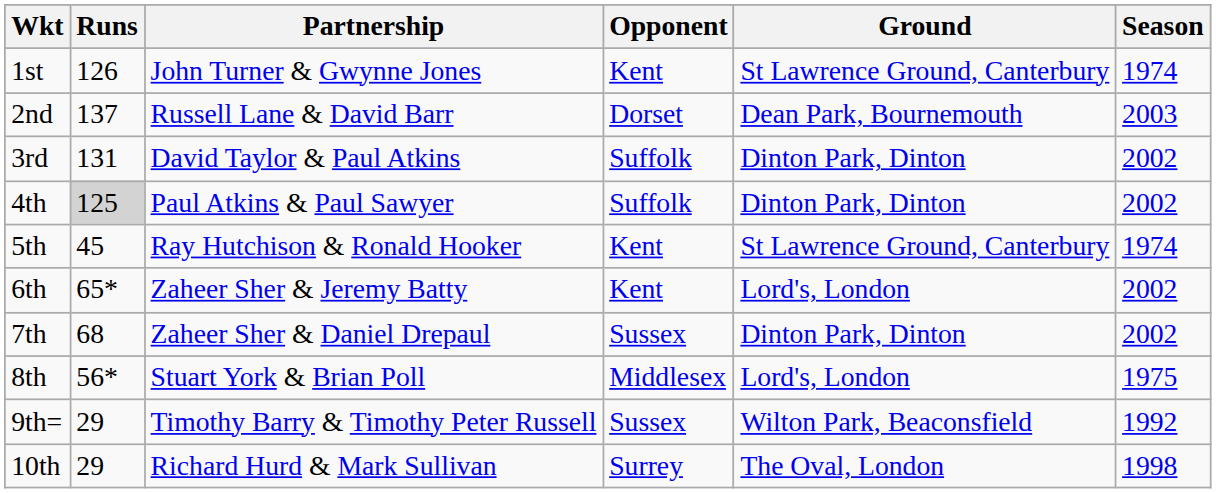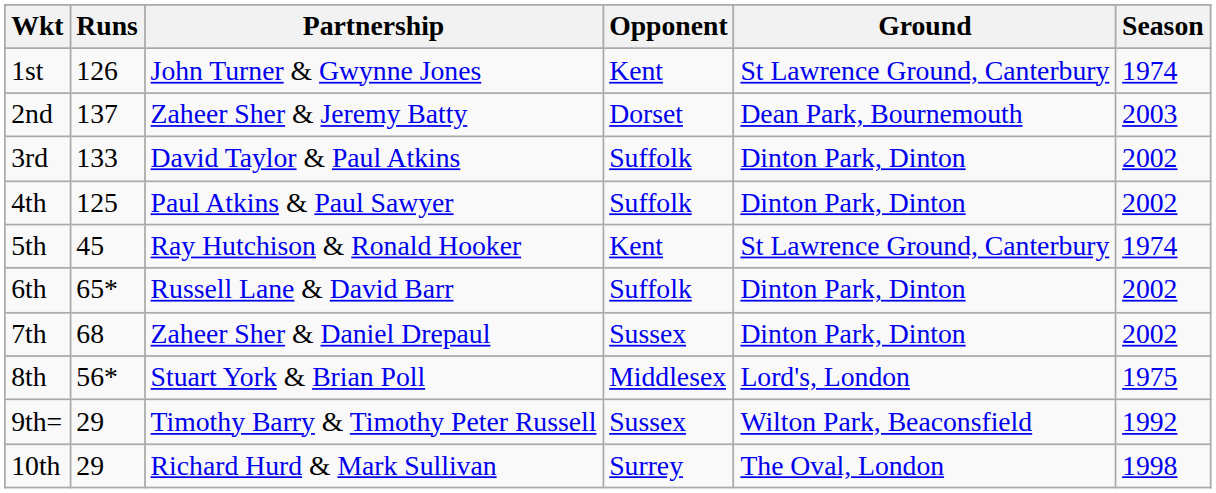(302, 114) Russell Lane & David Barr -> (309, 114) Zaheer Sher & Jeremy Batty
(97, 158) 131 -> (97, 158) 133
(97, 202) lightgrey background -> (97, 202) no background
(309, 289) Zaheer Sher & Jeremy Batty -> (302, 289) Russell Lane & David Barr
(636, 289) Kent -> (650, 289) Suffolk
(825, 289) Lord's, London -> (853, 289) Dinton Park, Dinton
